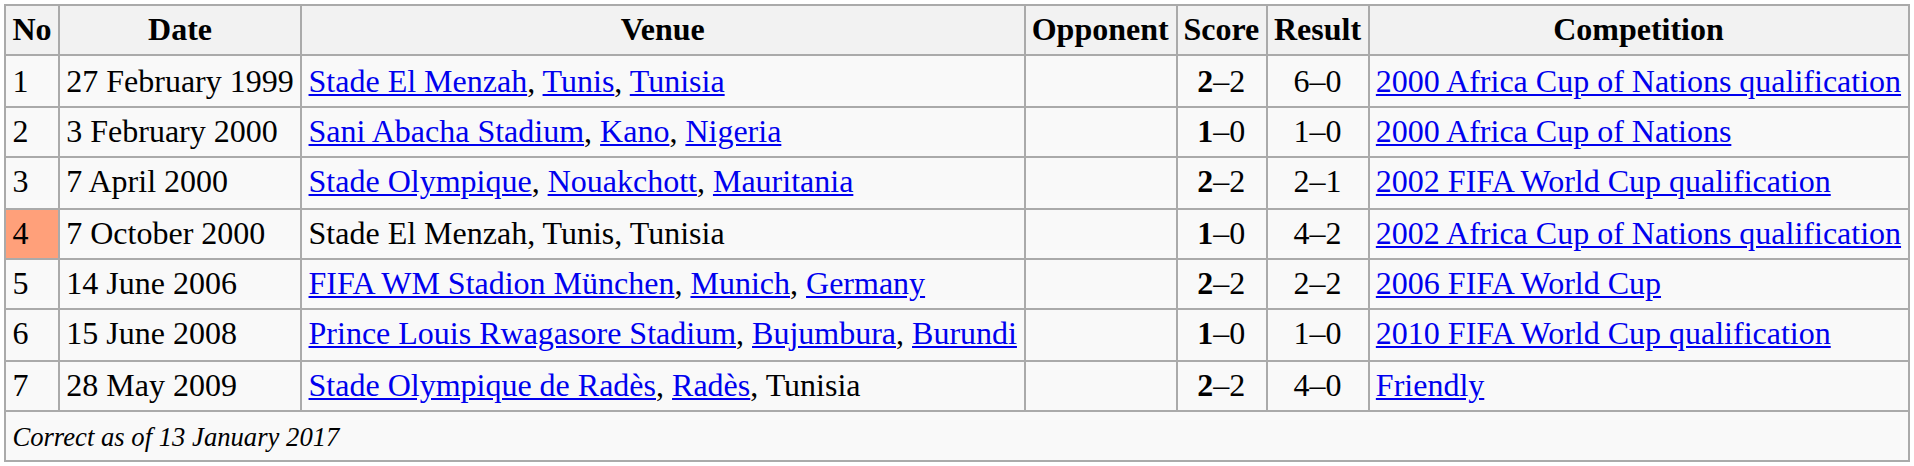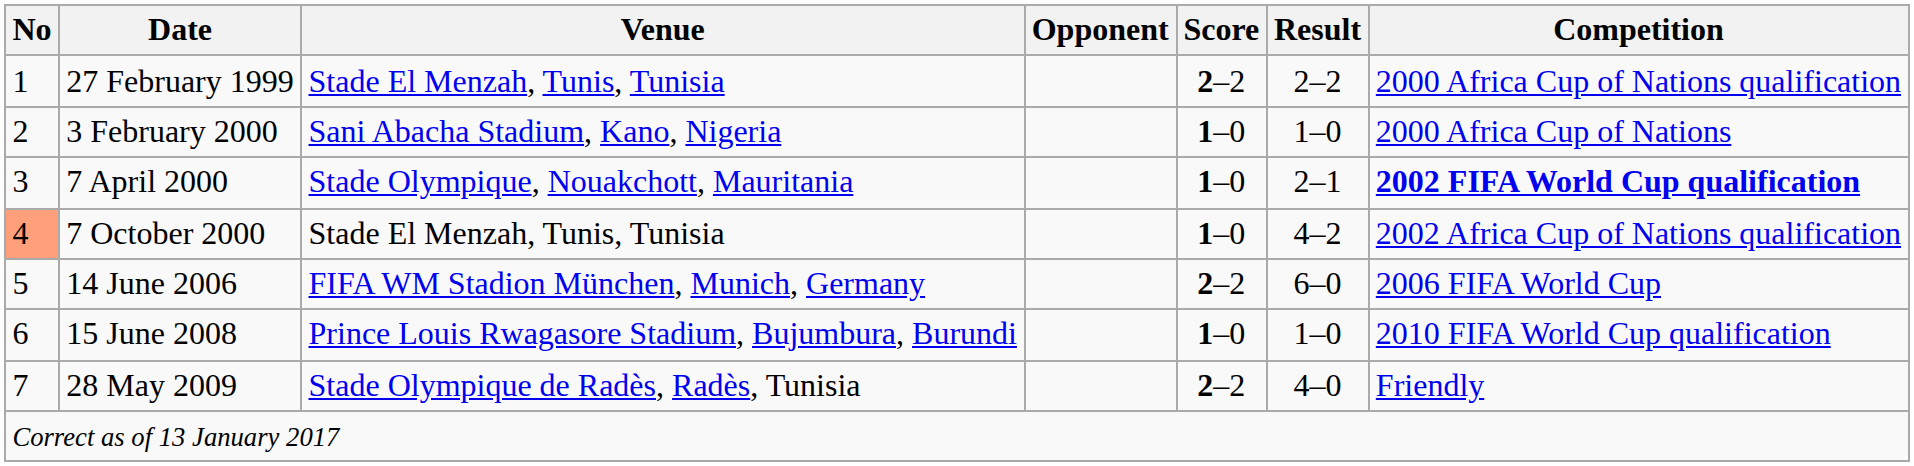(1318, 80) 6–0 -> (1318, 80) 2–2
(1221, 182) 2–2 -> (1221, 182) 1–0
(1603, 182) normal -> (1618, 182) bold
(1318, 283) 2–2 -> (1318, 283) 6–0
